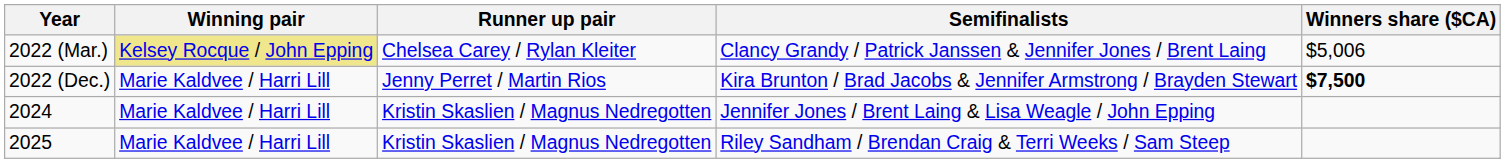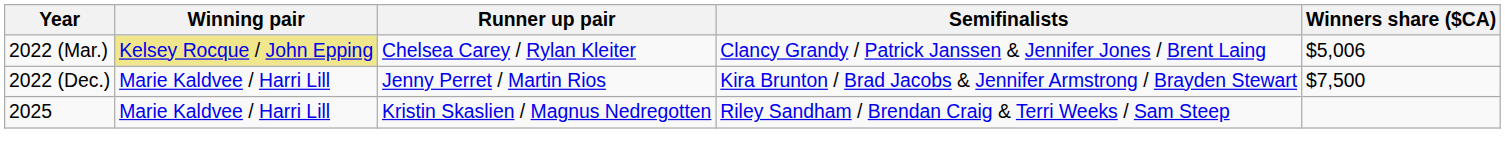(1336, 81) bold -> (1336, 81) normal
- row: (31, 111)
